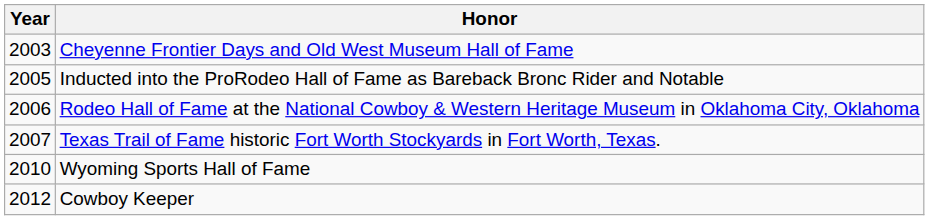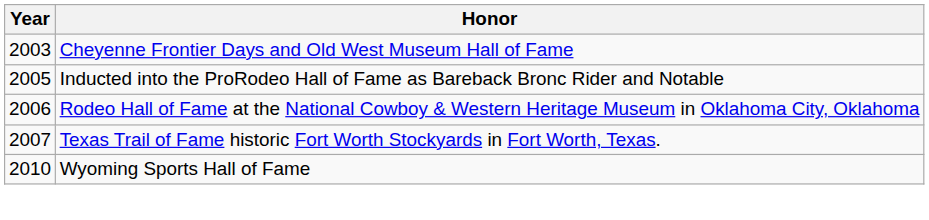- row: (127, 199)
